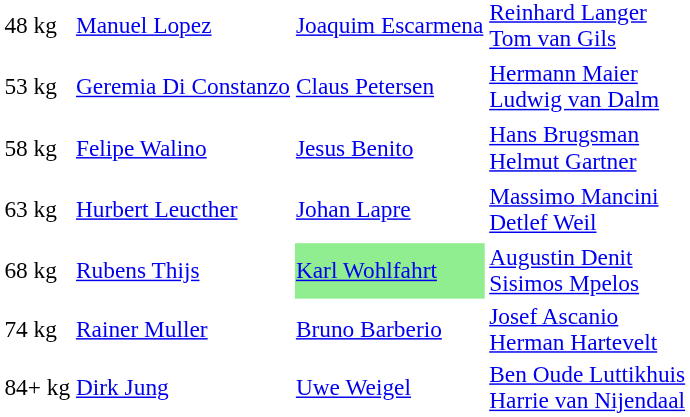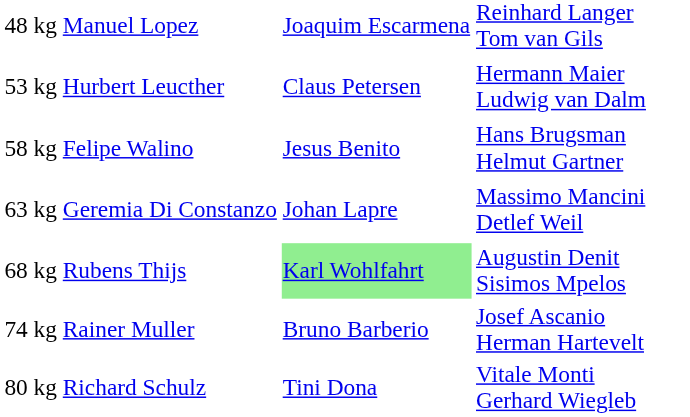(183, 86) Geremia Di Constanzo -> (144, 86) Hurbert Leucther
(157, 209) Hurbert Leucther -> (170, 209) Geremia Di Constanzo
+ row: (31, 387)
- row: (37, 387)
